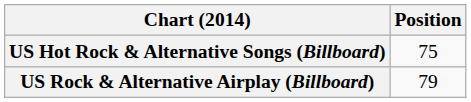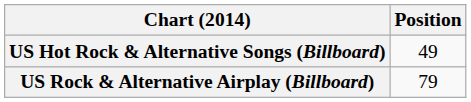(428, 50) 75 -> (428, 50) 49
